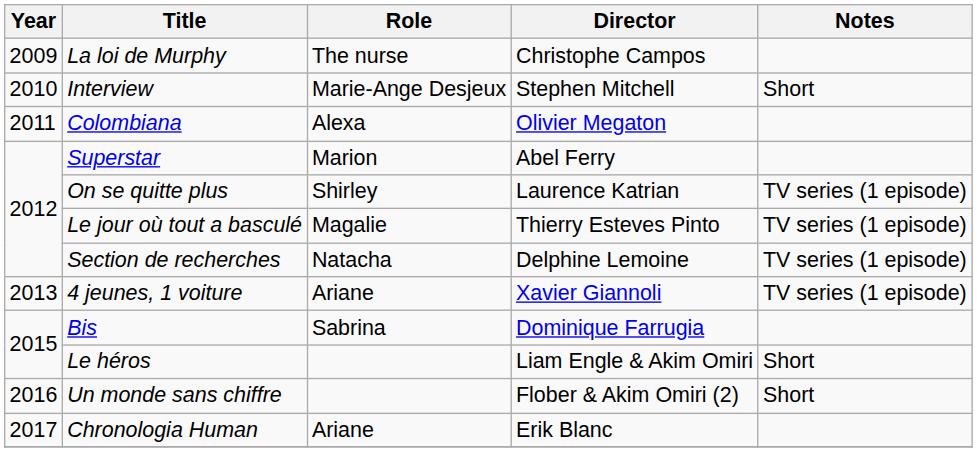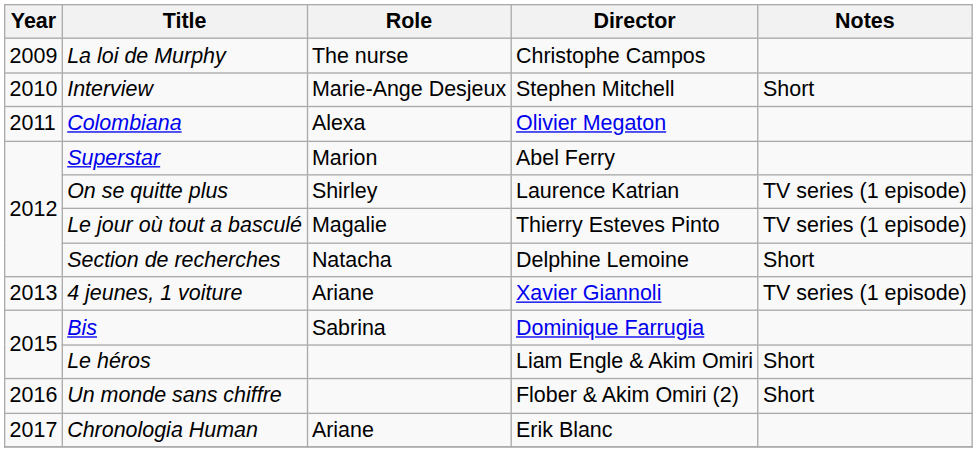(865, 259) TV series (1 episode) -> (789, 259) Short
